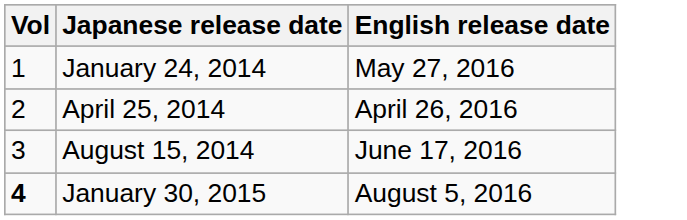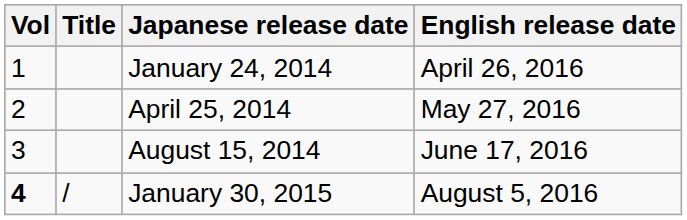+ column: (89, 25)
(435, 67) May 27, 2016 -> (502, 67) April 26, 2016
(436, 109) April 26, 2016 -> (501, 109) May 27, 2016
